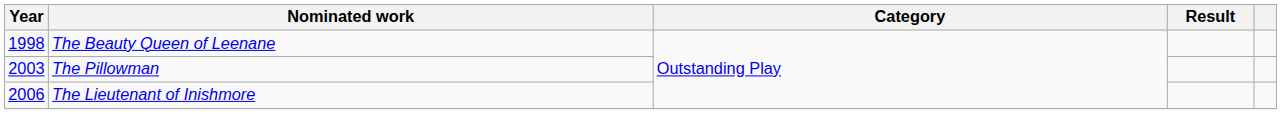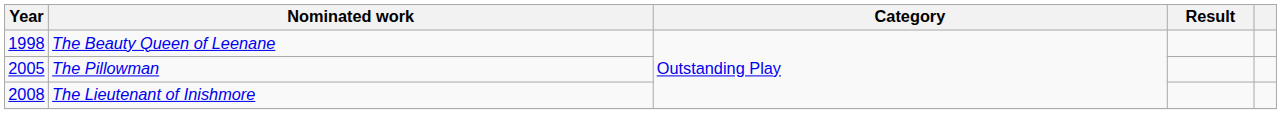(26, 69) 2003 -> (26, 69) 2005
(26, 95) 2006 -> (26, 95) 2008
